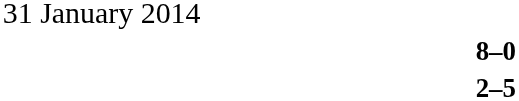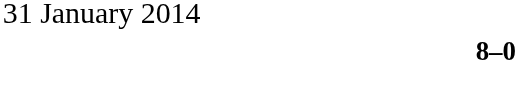- row: (496, 88)
